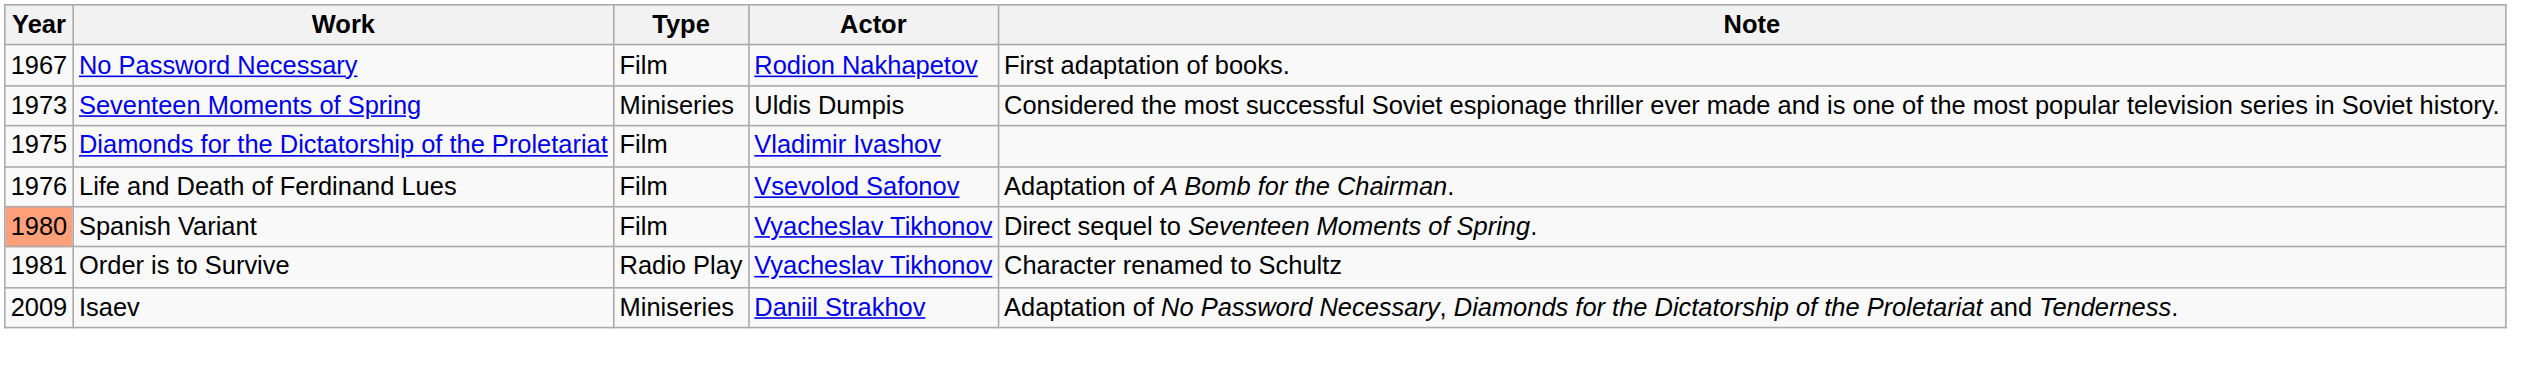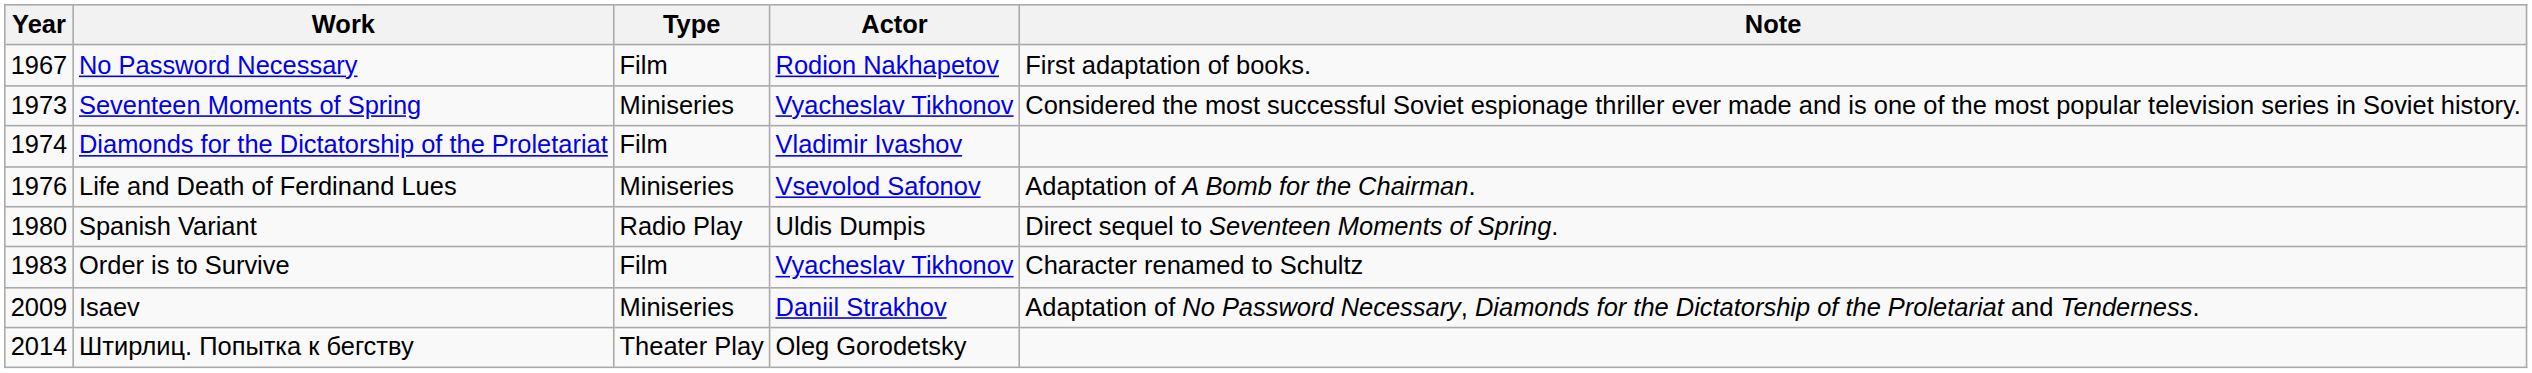(829, 105) Uldis Dumpis -> (895, 105) Vyacheslav Tikhonov
(39, 145) 1975 -> (39, 145) 1974
(644, 186) Film -> (677, 186) Miniseries
(39, 226) lightsalmon background -> (39, 226) no background
(644, 226) Film -> (681, 226) Radio Play
(873, 226) Vyacheslav Tikhonov -> (850, 226) Uldis Dumpis
(39, 266) 1981 -> (39, 266) 1983
(681, 266) Radio Play -> (644, 266) Film
+ row: (246, 347)
